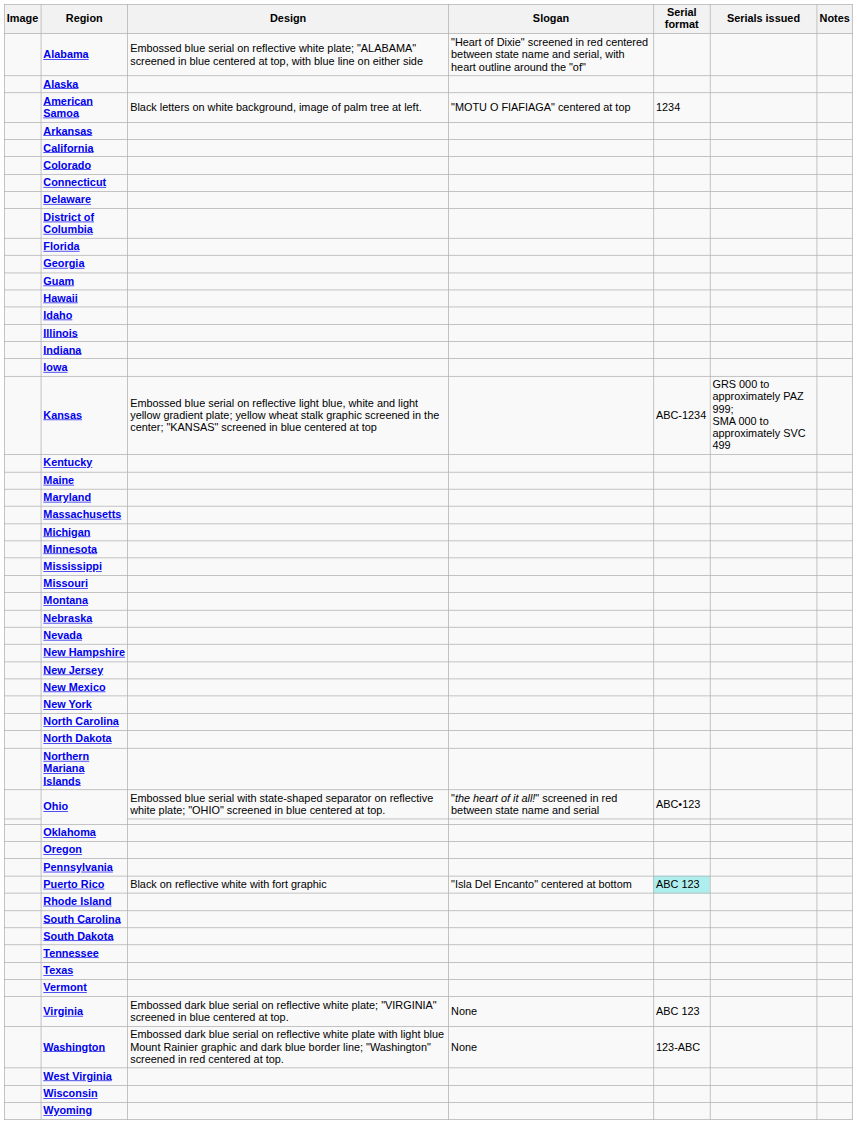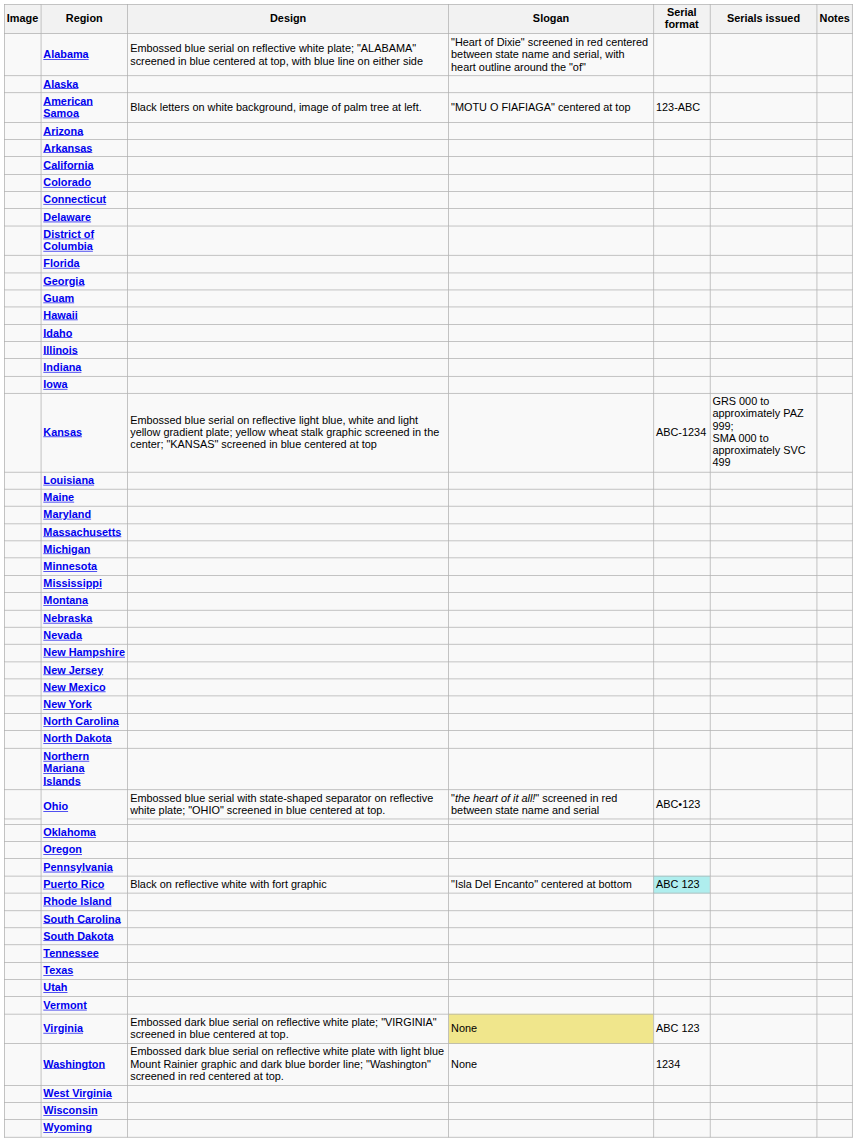(668, 107) 1234 -> (678, 107) 123-ABC
+ row: (63, 131)
- row: (68, 463)
+ row: (69, 480)
- row: (66, 584)
+ row: (55, 988)
(464, 1011) no background -> (464, 1028) khaki background
(678, 1047) 123-ABC -> (668, 1064) 1234
